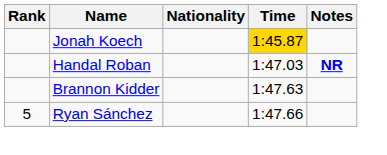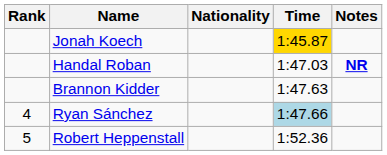(27, 114) 5 -> (27, 114) 4
(278, 114) no background -> (302, 114) lightblue background
+ row: (118, 138)
